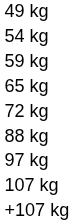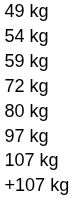- row: (27, 86)
+ row: (27, 110)
- row: (27, 135)
